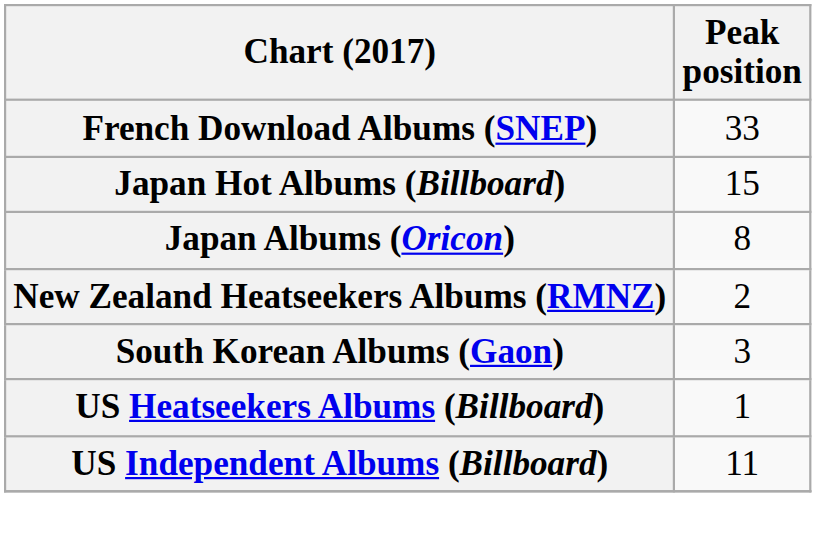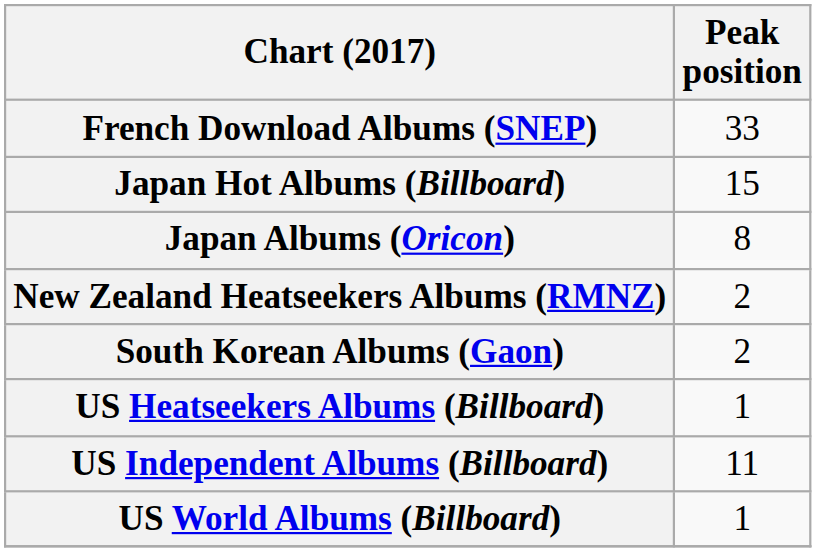(742, 351) 3 -> (742, 351) 2
+ row: (340, 518)
